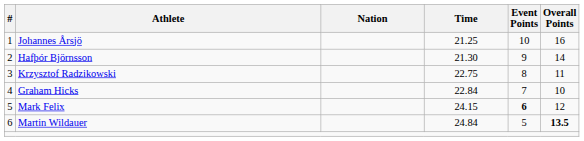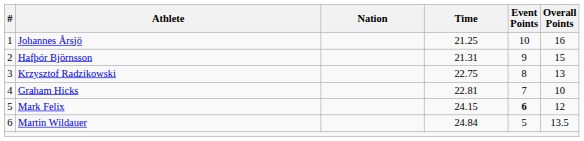(466, 57) 21.30 -> (466, 57) 21.31
(560, 57) 14 -> (560, 57) 15
(560, 73) 11 -> (560, 73) 13
(466, 90) 22.84 -> (466, 90) 22.81
(560, 123) bold -> (560, 123) normal
